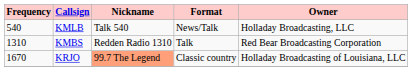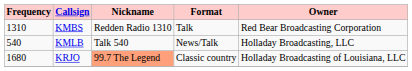rows swapped: (69, 27) <-> (69, 43)
(16, 58) 1670 -> (16, 58) 1680
